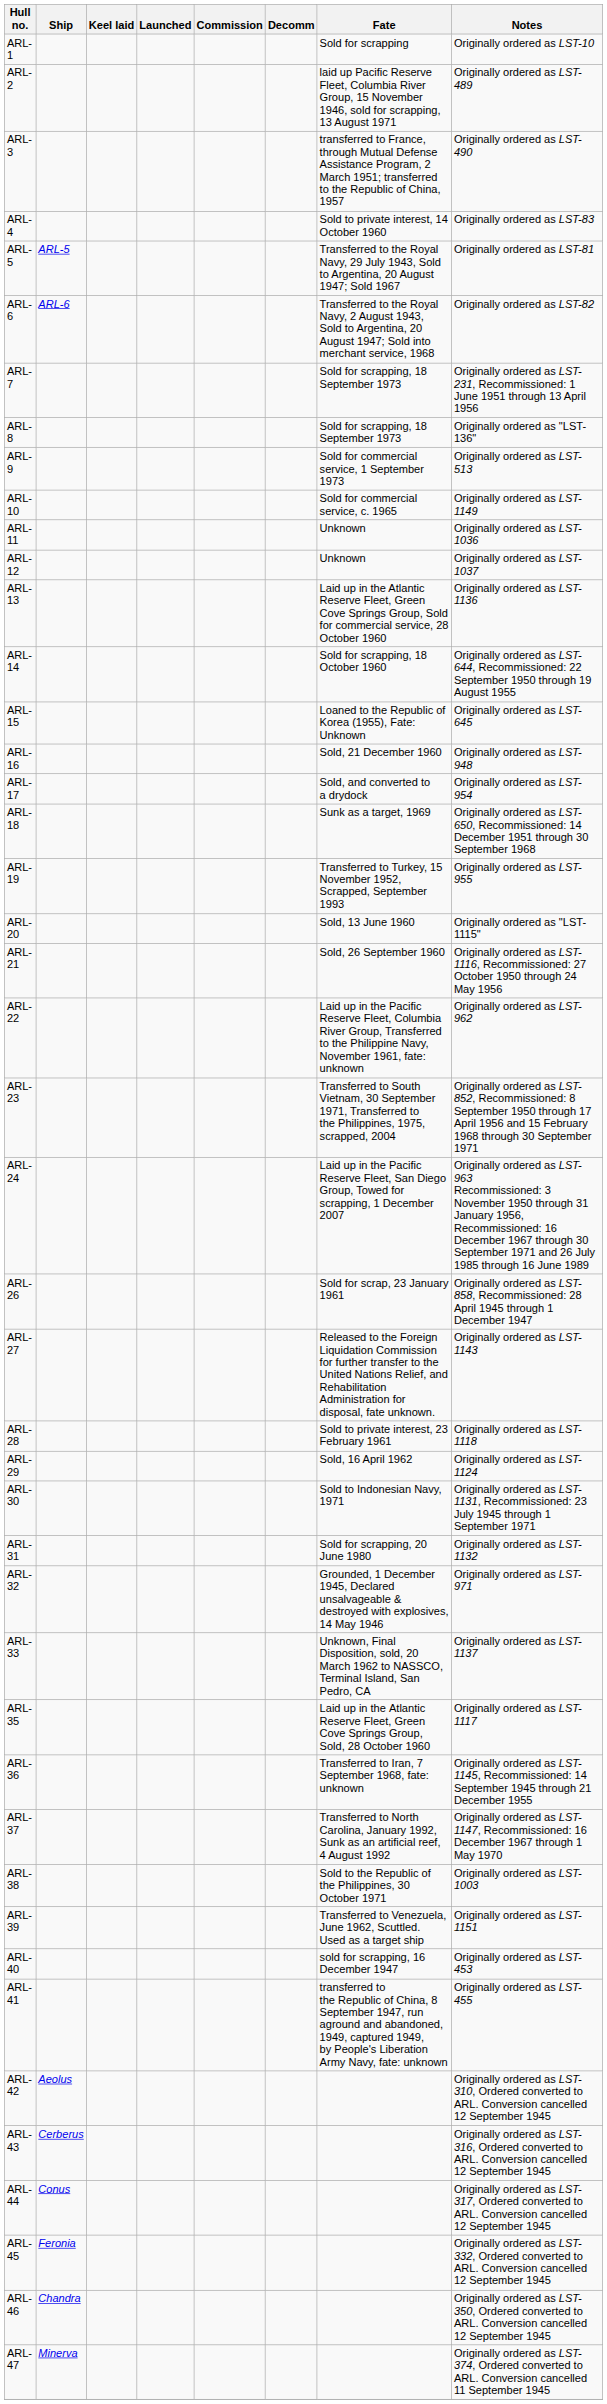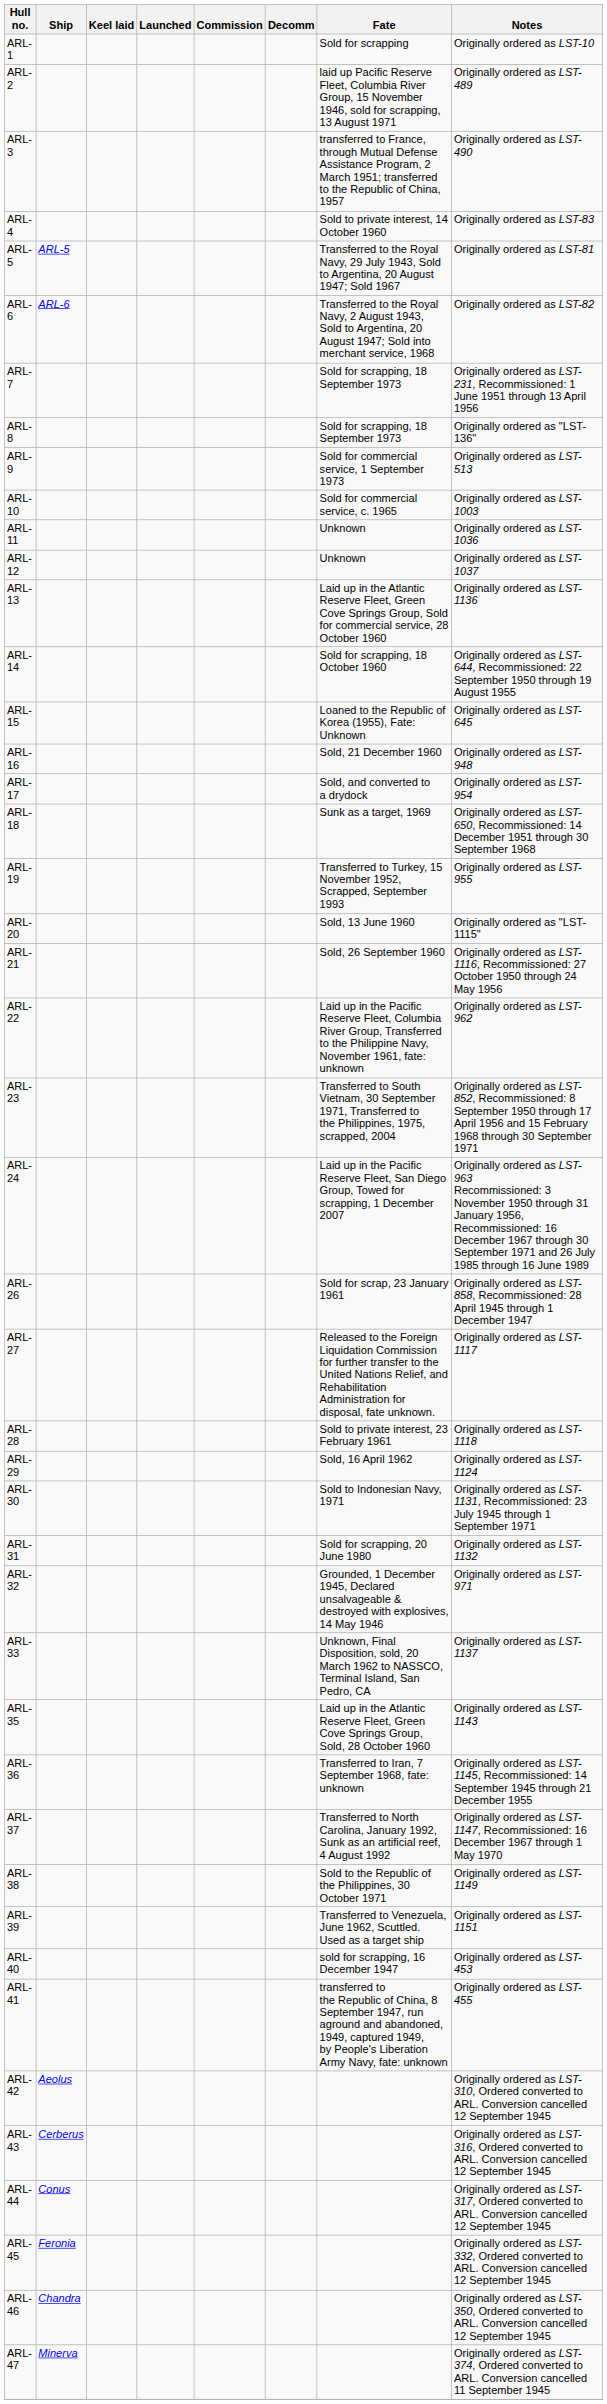(518, 505) Originally ordered as LST-1149 -> (518, 505) Originally ordered as LST-1003
(518, 1344) Originally ordered as LST-1143 -> (518, 1344) Originally ordered as LST-1117
(518, 1715) Originally ordered as LST-1117 -> (518, 1715) Originally ordered as LST-1143
(518, 1879) Originally ordered as LST-1003 -> (518, 1879) Originally ordered as LST-1149
